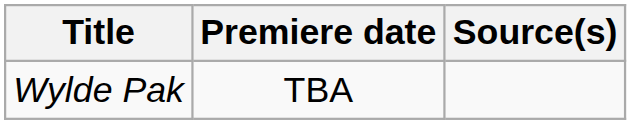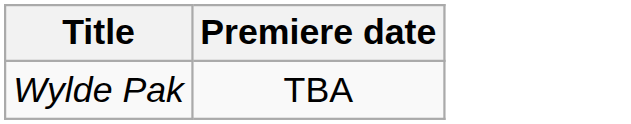- column: (535, 32)
